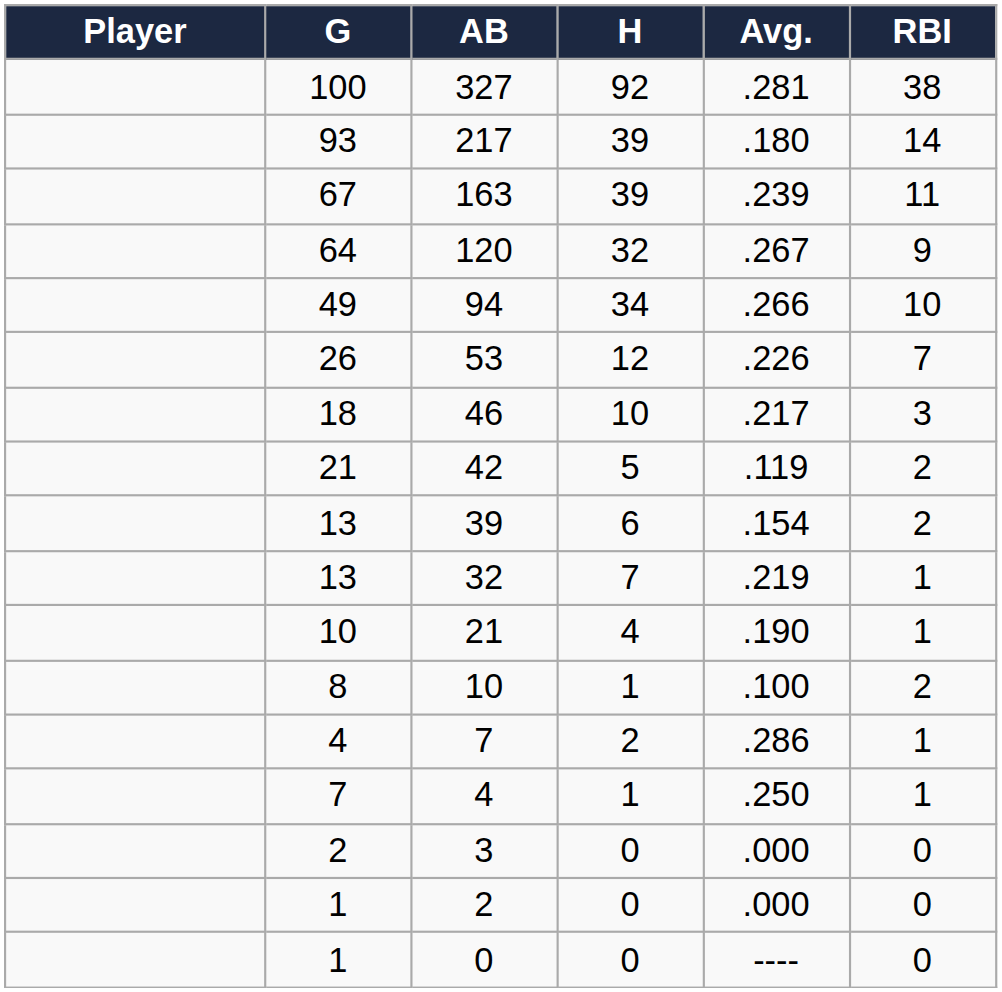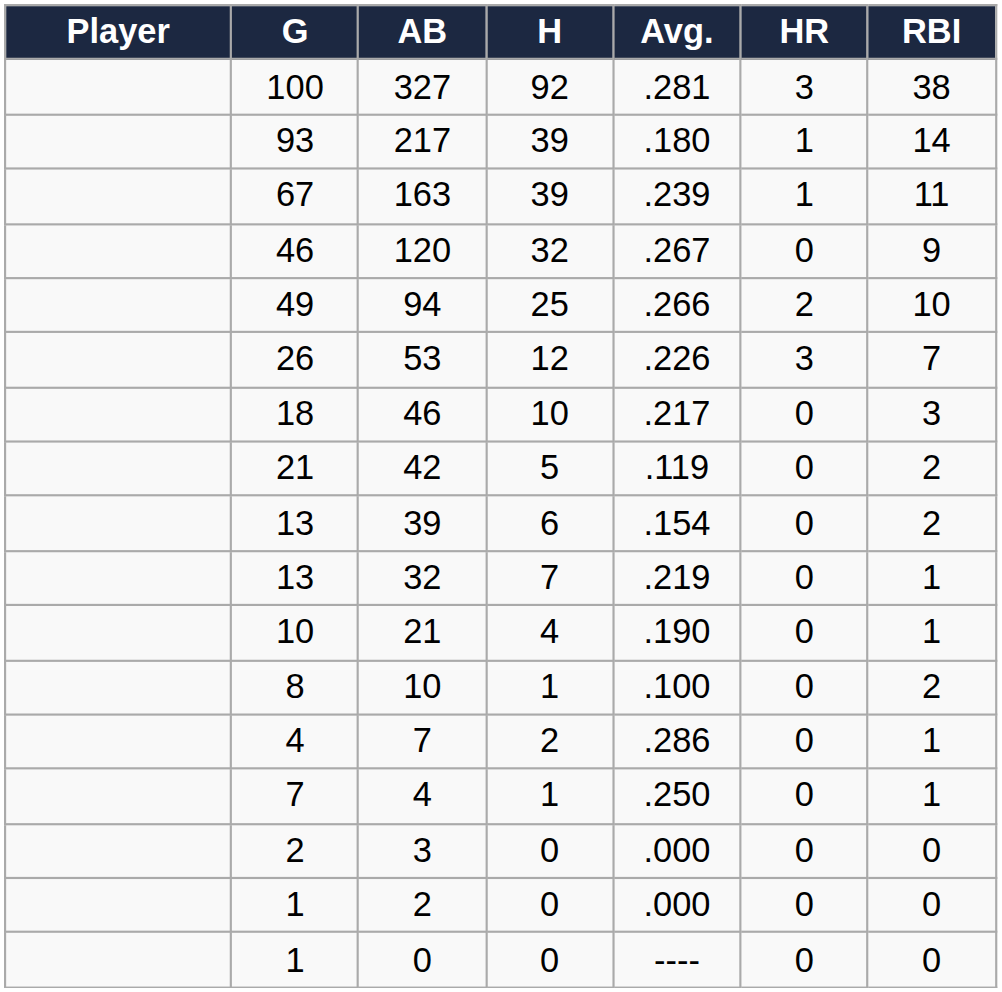+ column: (804, 31)
(338, 250) 64 -> (295, 250) 46
(630, 304) 34 -> (550, 304) 25
